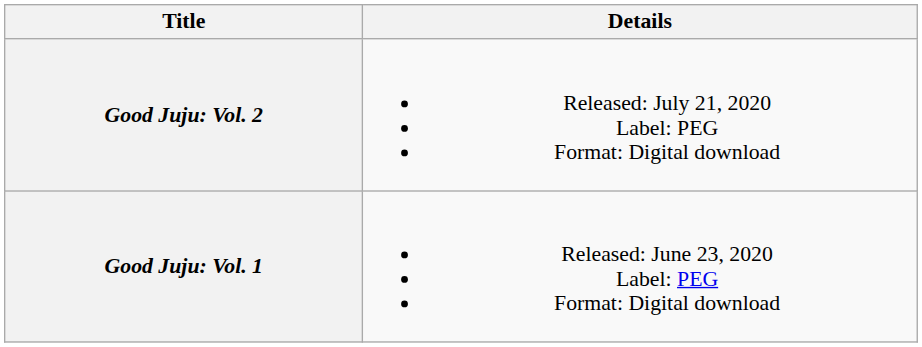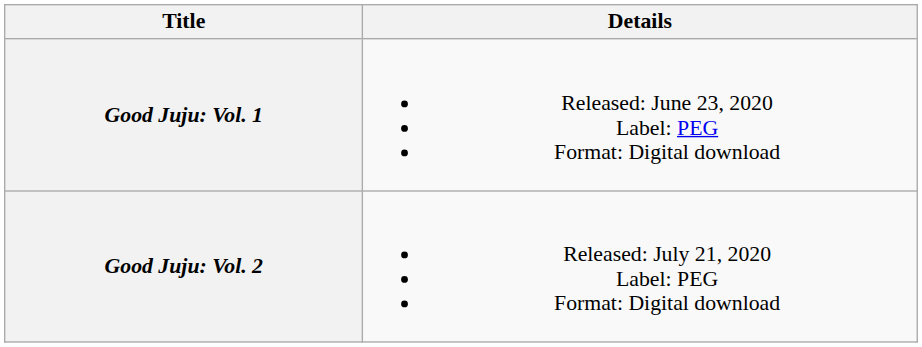rows swapped: (184, 266) <-> (184, 114)
